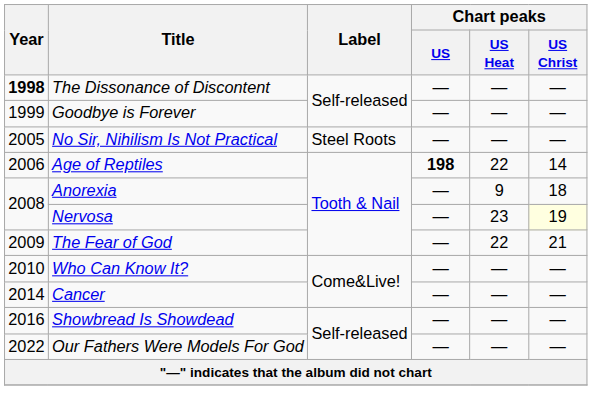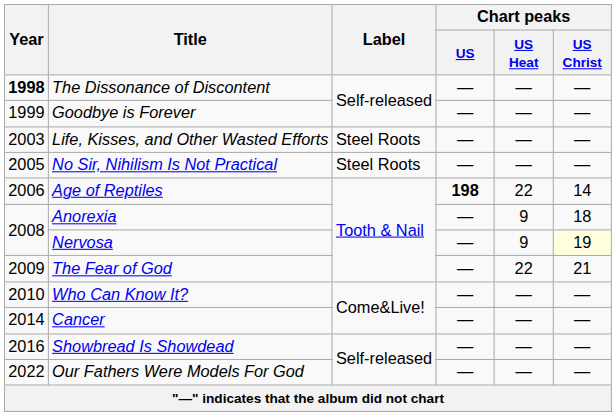+ row: (190, 139)
(499, 216) 23 -> (524, 242) 9
